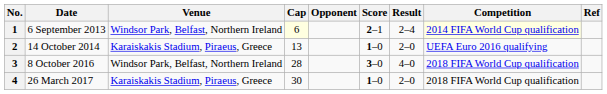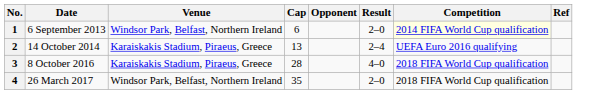- column: (375, 13)
(297, 30) lightyellow background -> (297, 30) no background
(407, 30) 2–4 -> (376, 30) 2–0
(407, 47) 2–0 -> (376, 47) 2–4
(196, 64) Windsor Park, Belfast, Northern Ireland -> (191, 64) Karaiskakis Stadium, Piraeus, Greece
(191, 81) Karaiskakis Stadium, Piraeus, Greece -> (196, 81) Windsor Park, Belfast, Northern Ireland
(297, 81) 30 -> (297, 81) 35
